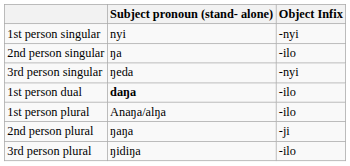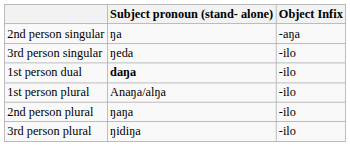- row: (54, 33)
(287, 53) -ilo -> (289, 33) -aŋa
(289, 72) -nyi -> (287, 53) -ilo
(284, 131) -ji -> (287, 111) -ilo
